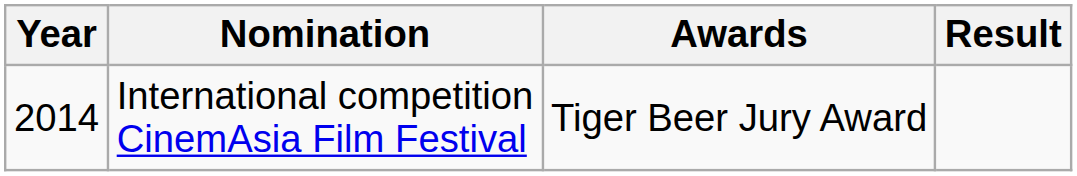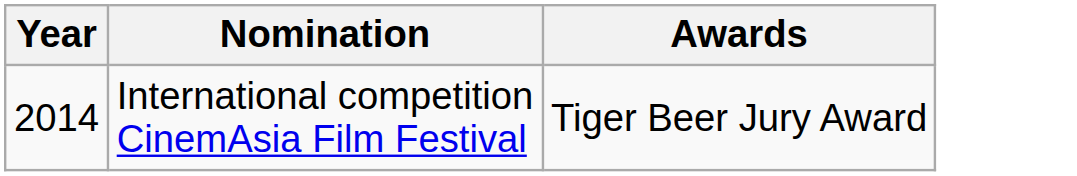- column: (1003, 34)
